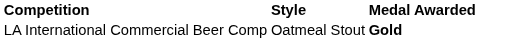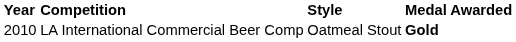+ column: (19, 10)
